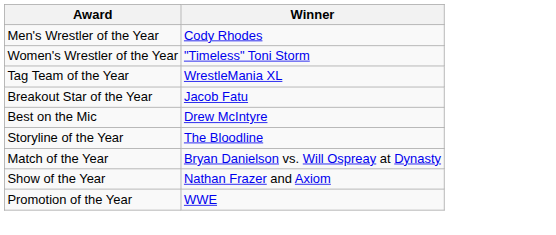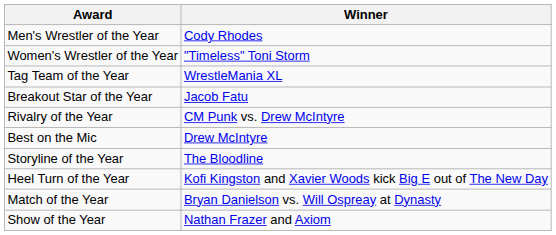+ row: (60, 117)
+ row: (68, 179)
- row: (70, 199)
